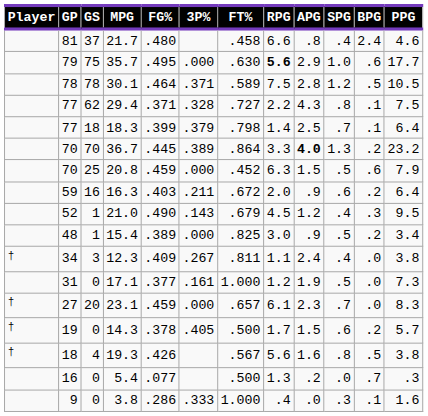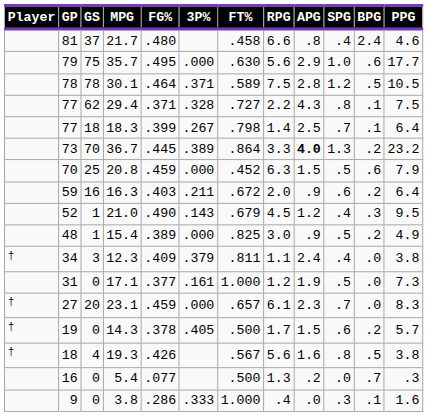(279, 63) bold -> (279, 63) normal
(198, 127) .379 -> (198, 127) .267
(70, 149) 70 -> (70, 149) 73
(407, 236) 3.4 -> (407, 236) 4.9
(198, 259) .267 -> (198, 259) .379
